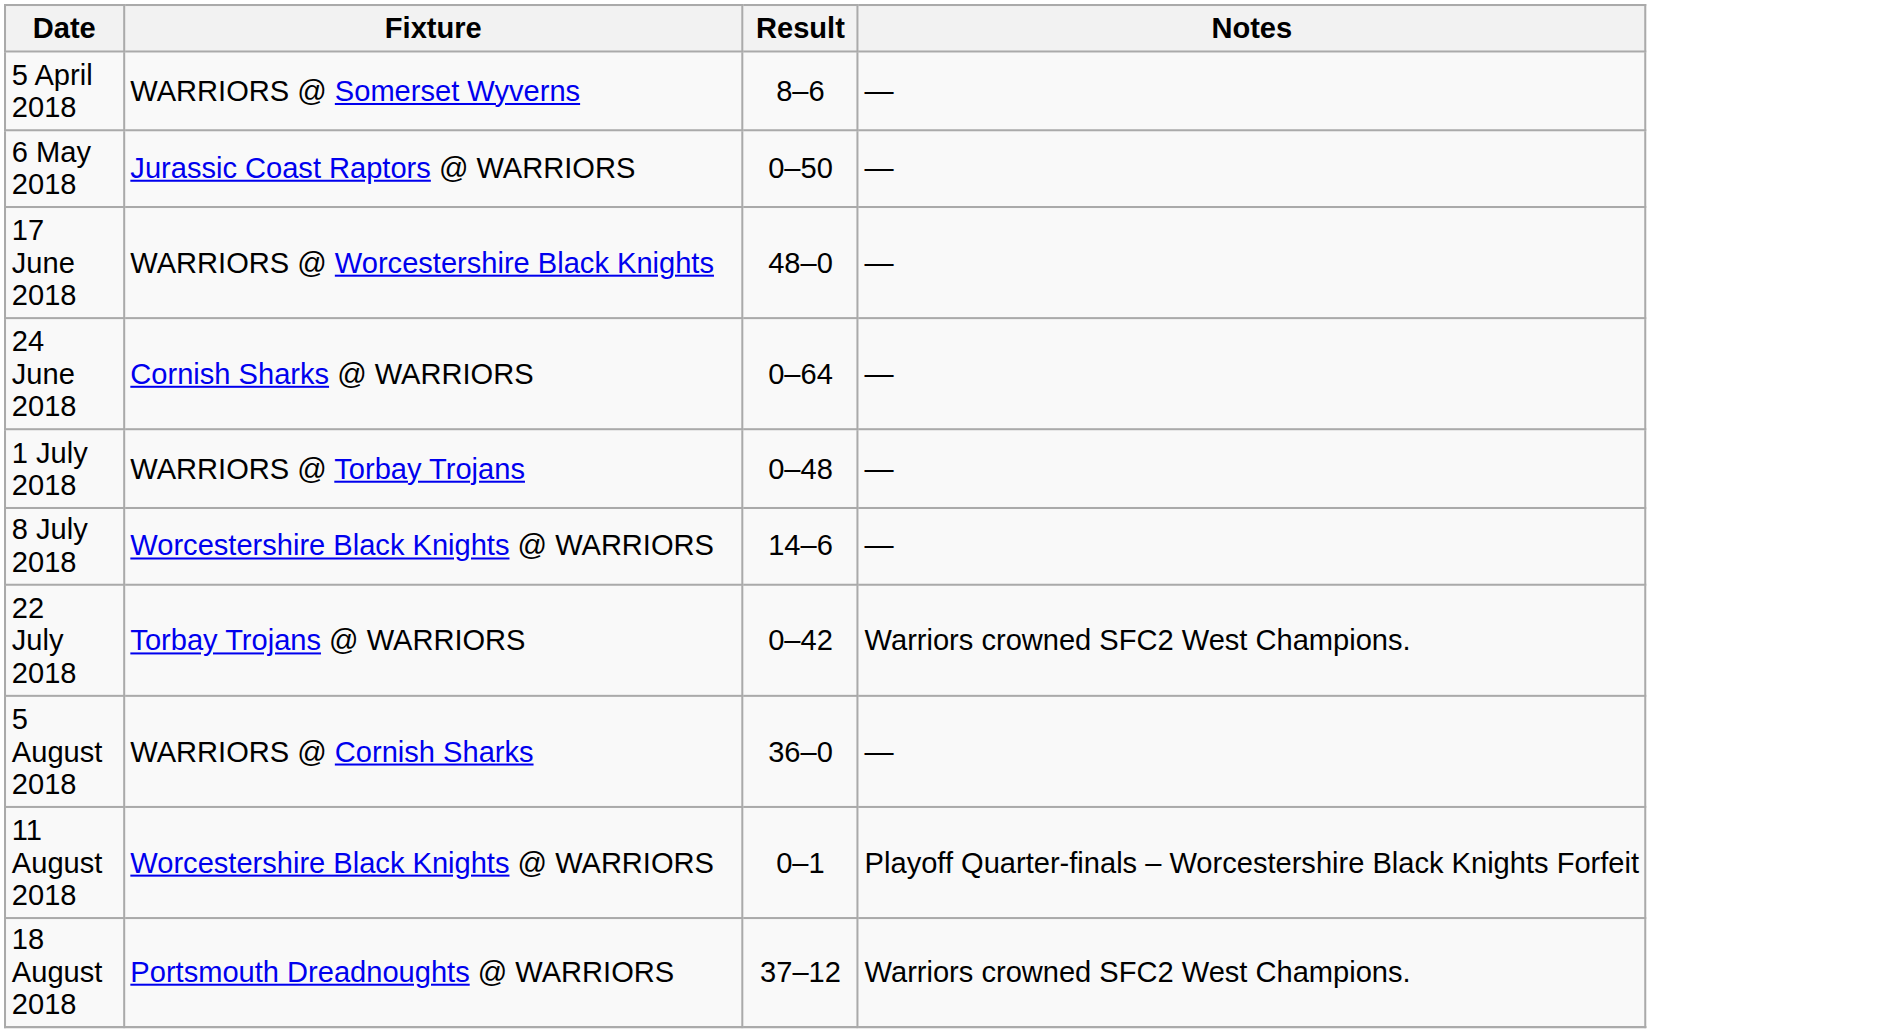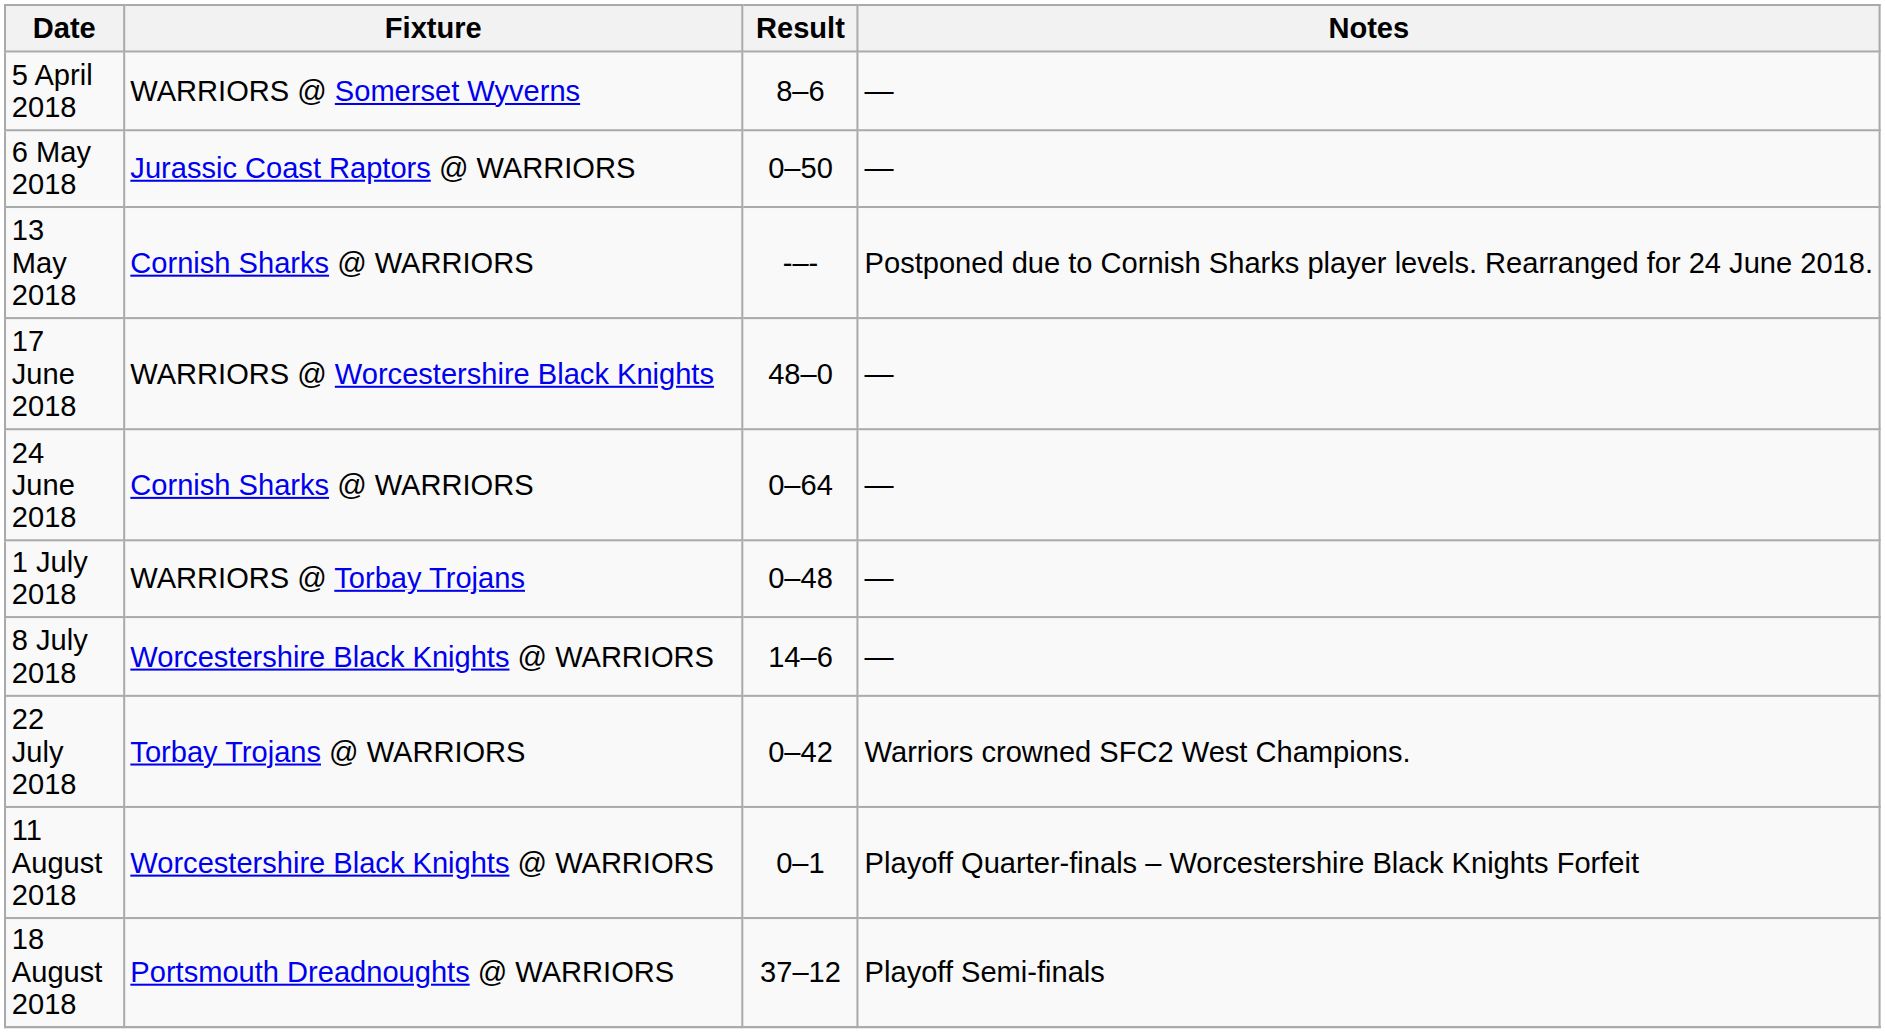+ row: (44, 263)
- row: (57, 752)
(1138, 973) Warriors crowned SFC2 West Champions. -> (985, 973) Playoff Semi-finals
